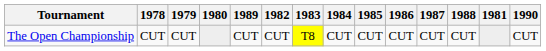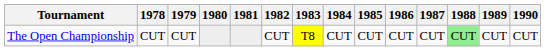columns swapped: (494, 15) <-> (246, 15)
(463, 35) no background -> (463, 35) lightgreen background
